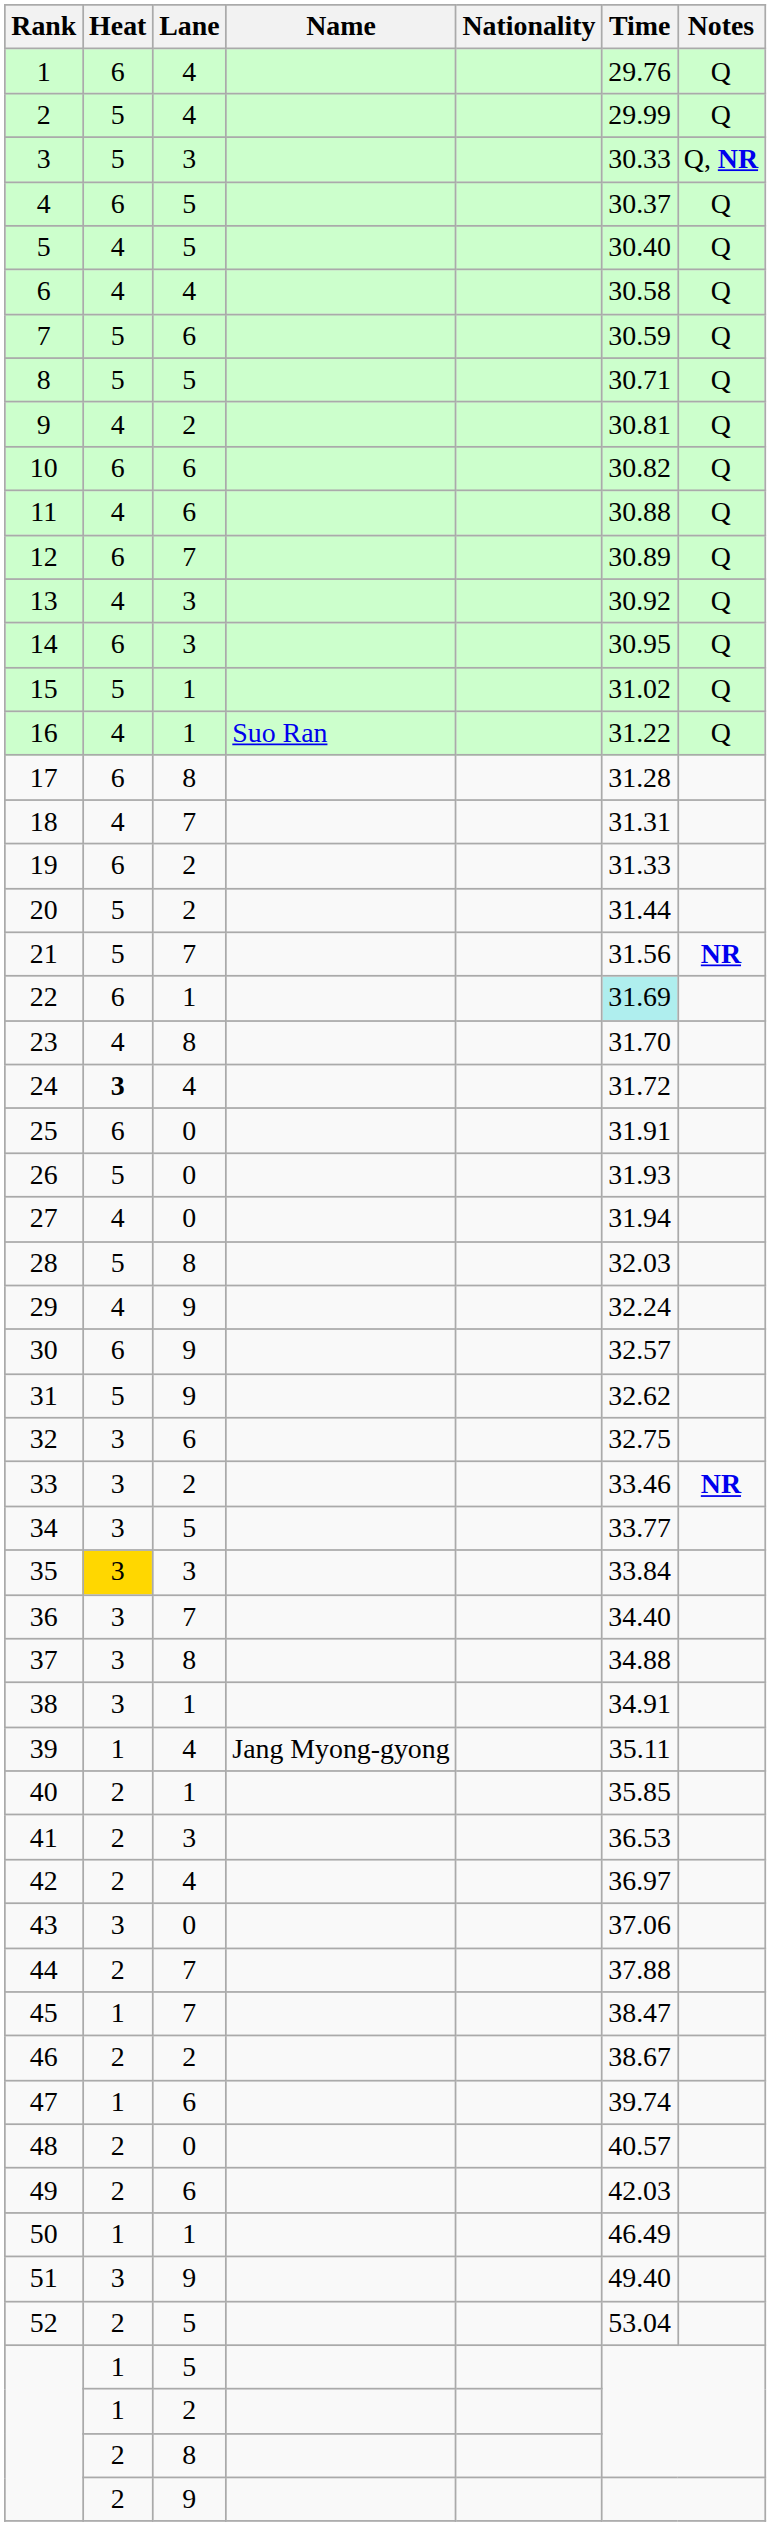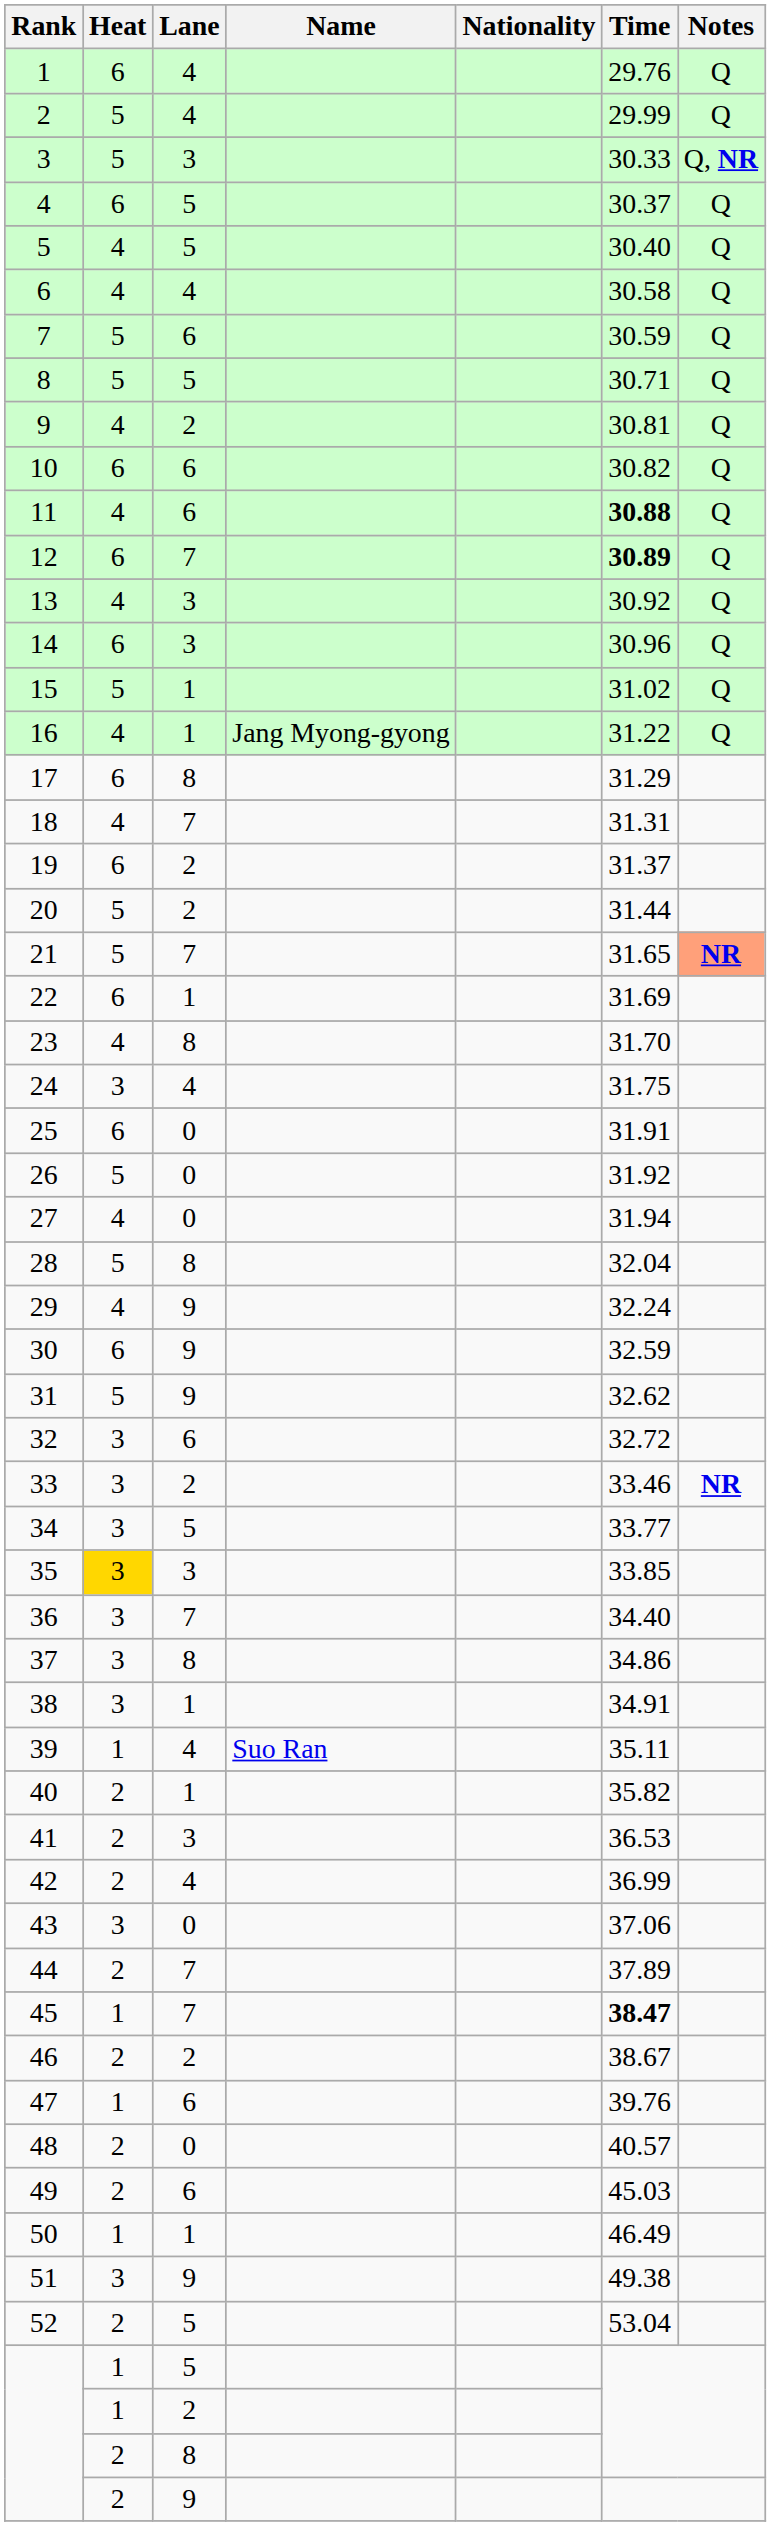(640, 512) normal -> (640, 512) bold
(640, 556) normal -> (640, 556) bold
(640, 644) 30.95 -> (640, 644) 30.96
(280, 733) Suo Ran -> (341, 733) Jang Myong-gyong
(640, 777) 31.28 -> (640, 777) 31.29
(640, 865) 31.33 -> (640, 865) 31.37
(640, 953) 31.56 -> (640, 953) 31.65
(721, 953) no background -> (721, 953) lightsalmon background
(640, 997) paleturquoise background -> (640, 997) no background
(118, 1086) bold -> (118, 1086) normal
(640, 1086) 31.72 -> (640, 1086) 31.75
(640, 1174) 31.93 -> (640, 1174) 31.92
(640, 1262) 32.03 -> (640, 1262) 32.04
(640, 1351) 32.57 -> (640, 1351) 32.59
(640, 1439) 32.75 -> (640, 1439) 32.72
(640, 1571) 33.84 -> (640, 1571) 33.85
(640, 1660) 34.88 -> (640, 1660) 34.86
(341, 1748) Jang Myong-gyong -> (280, 1748) Suo Ran
(640, 1792) 35.85 -> (640, 1792) 35.82
(640, 1880) 36.97 -> (640, 1880) 36.99
(640, 1969) 37.88 -> (640, 1969) 37.89
(640, 2013) normal -> (640, 2013) bold
(640, 2101) 39.74 -> (640, 2101) 39.76
(640, 2190) 42.03 -> (640, 2190) 45.03
(640, 2278) 49.40 -> (640, 2278) 49.38
